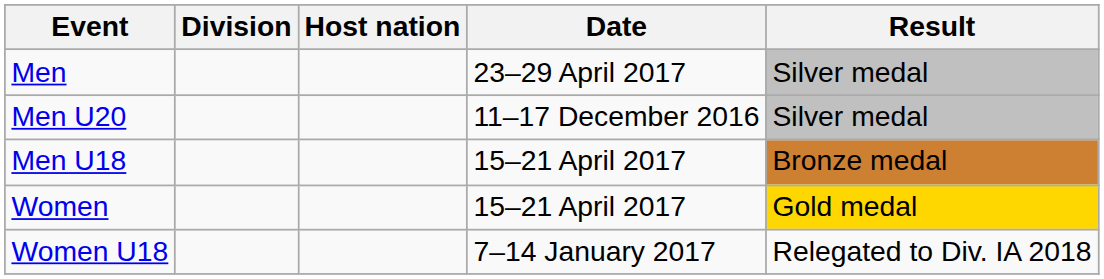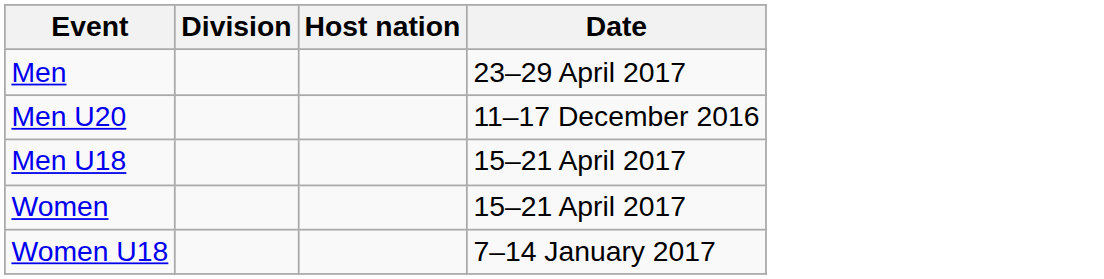- column: (932, 26)
